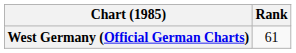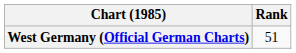(272, 37) 61 -> (272, 37) 51
